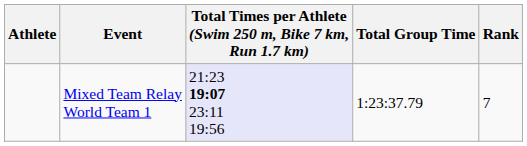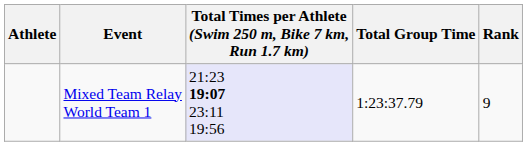(487, 102) 7 -> (487, 102) 9
